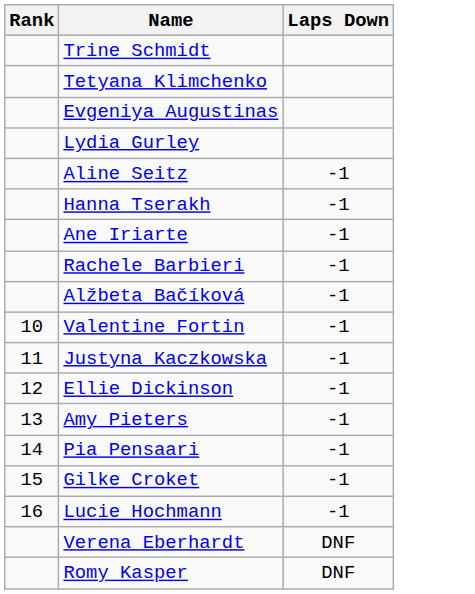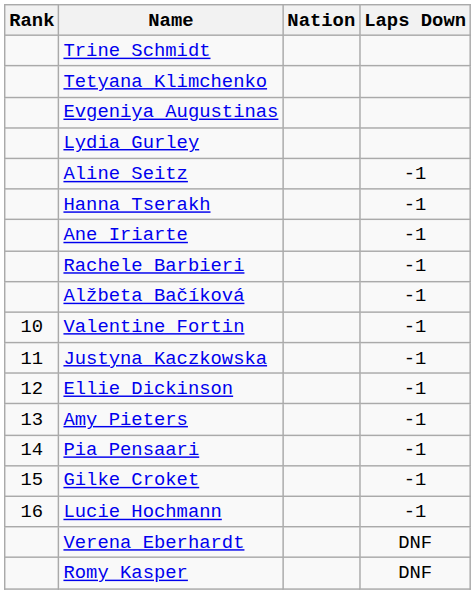+ column: (321, 20)
